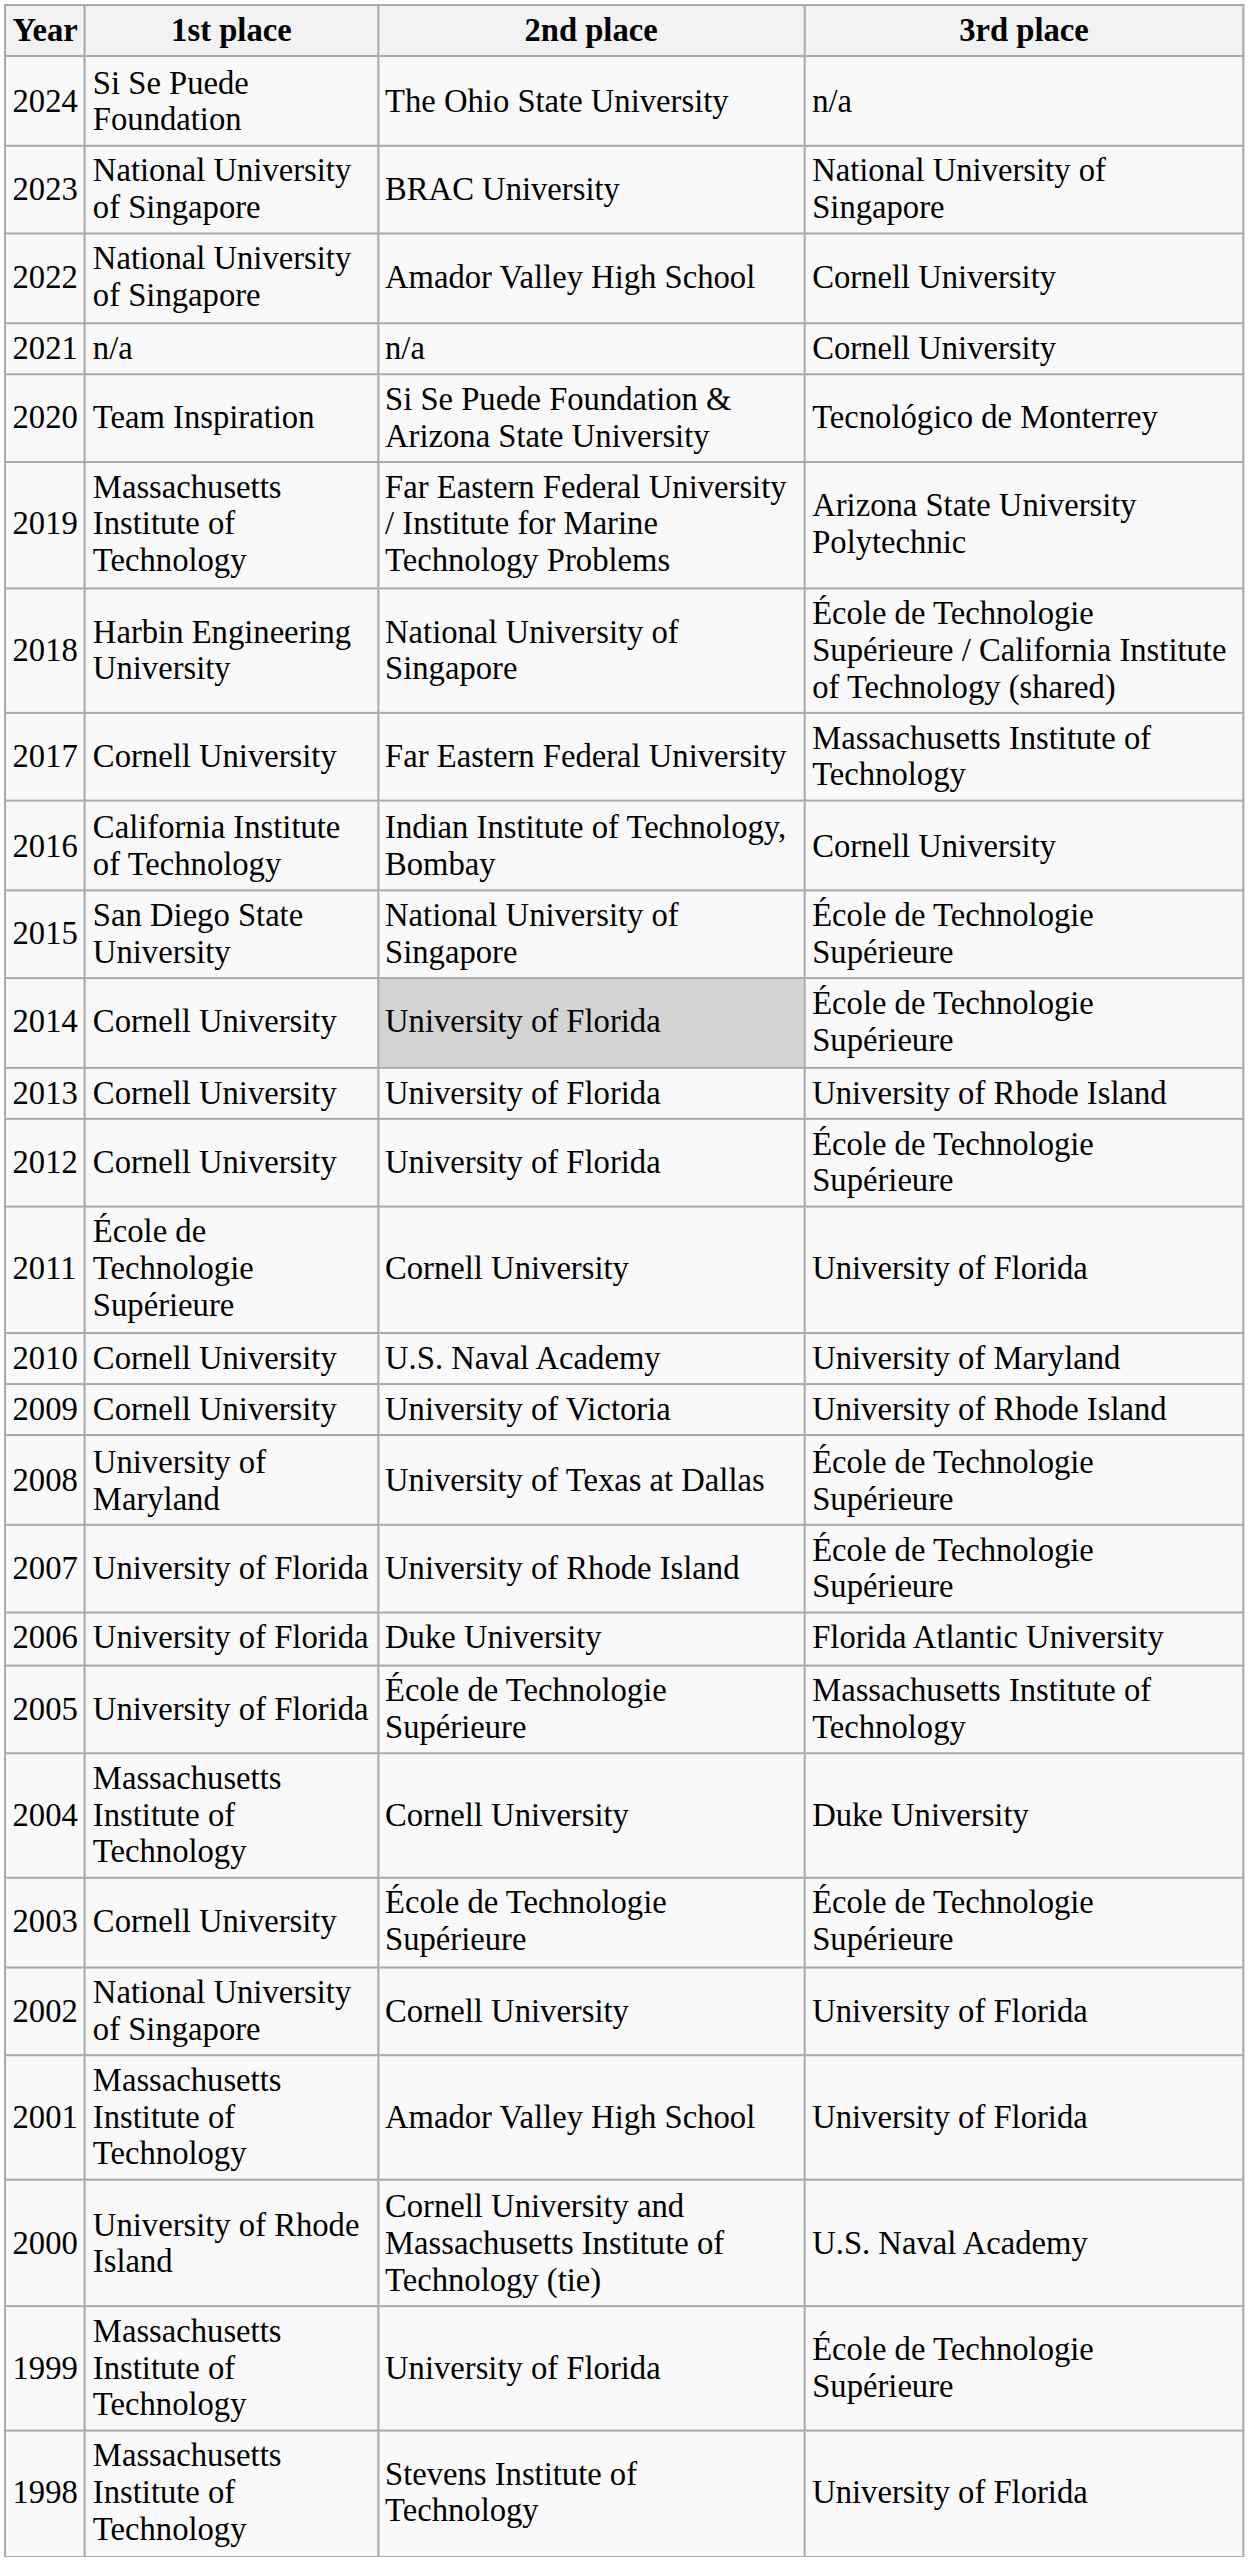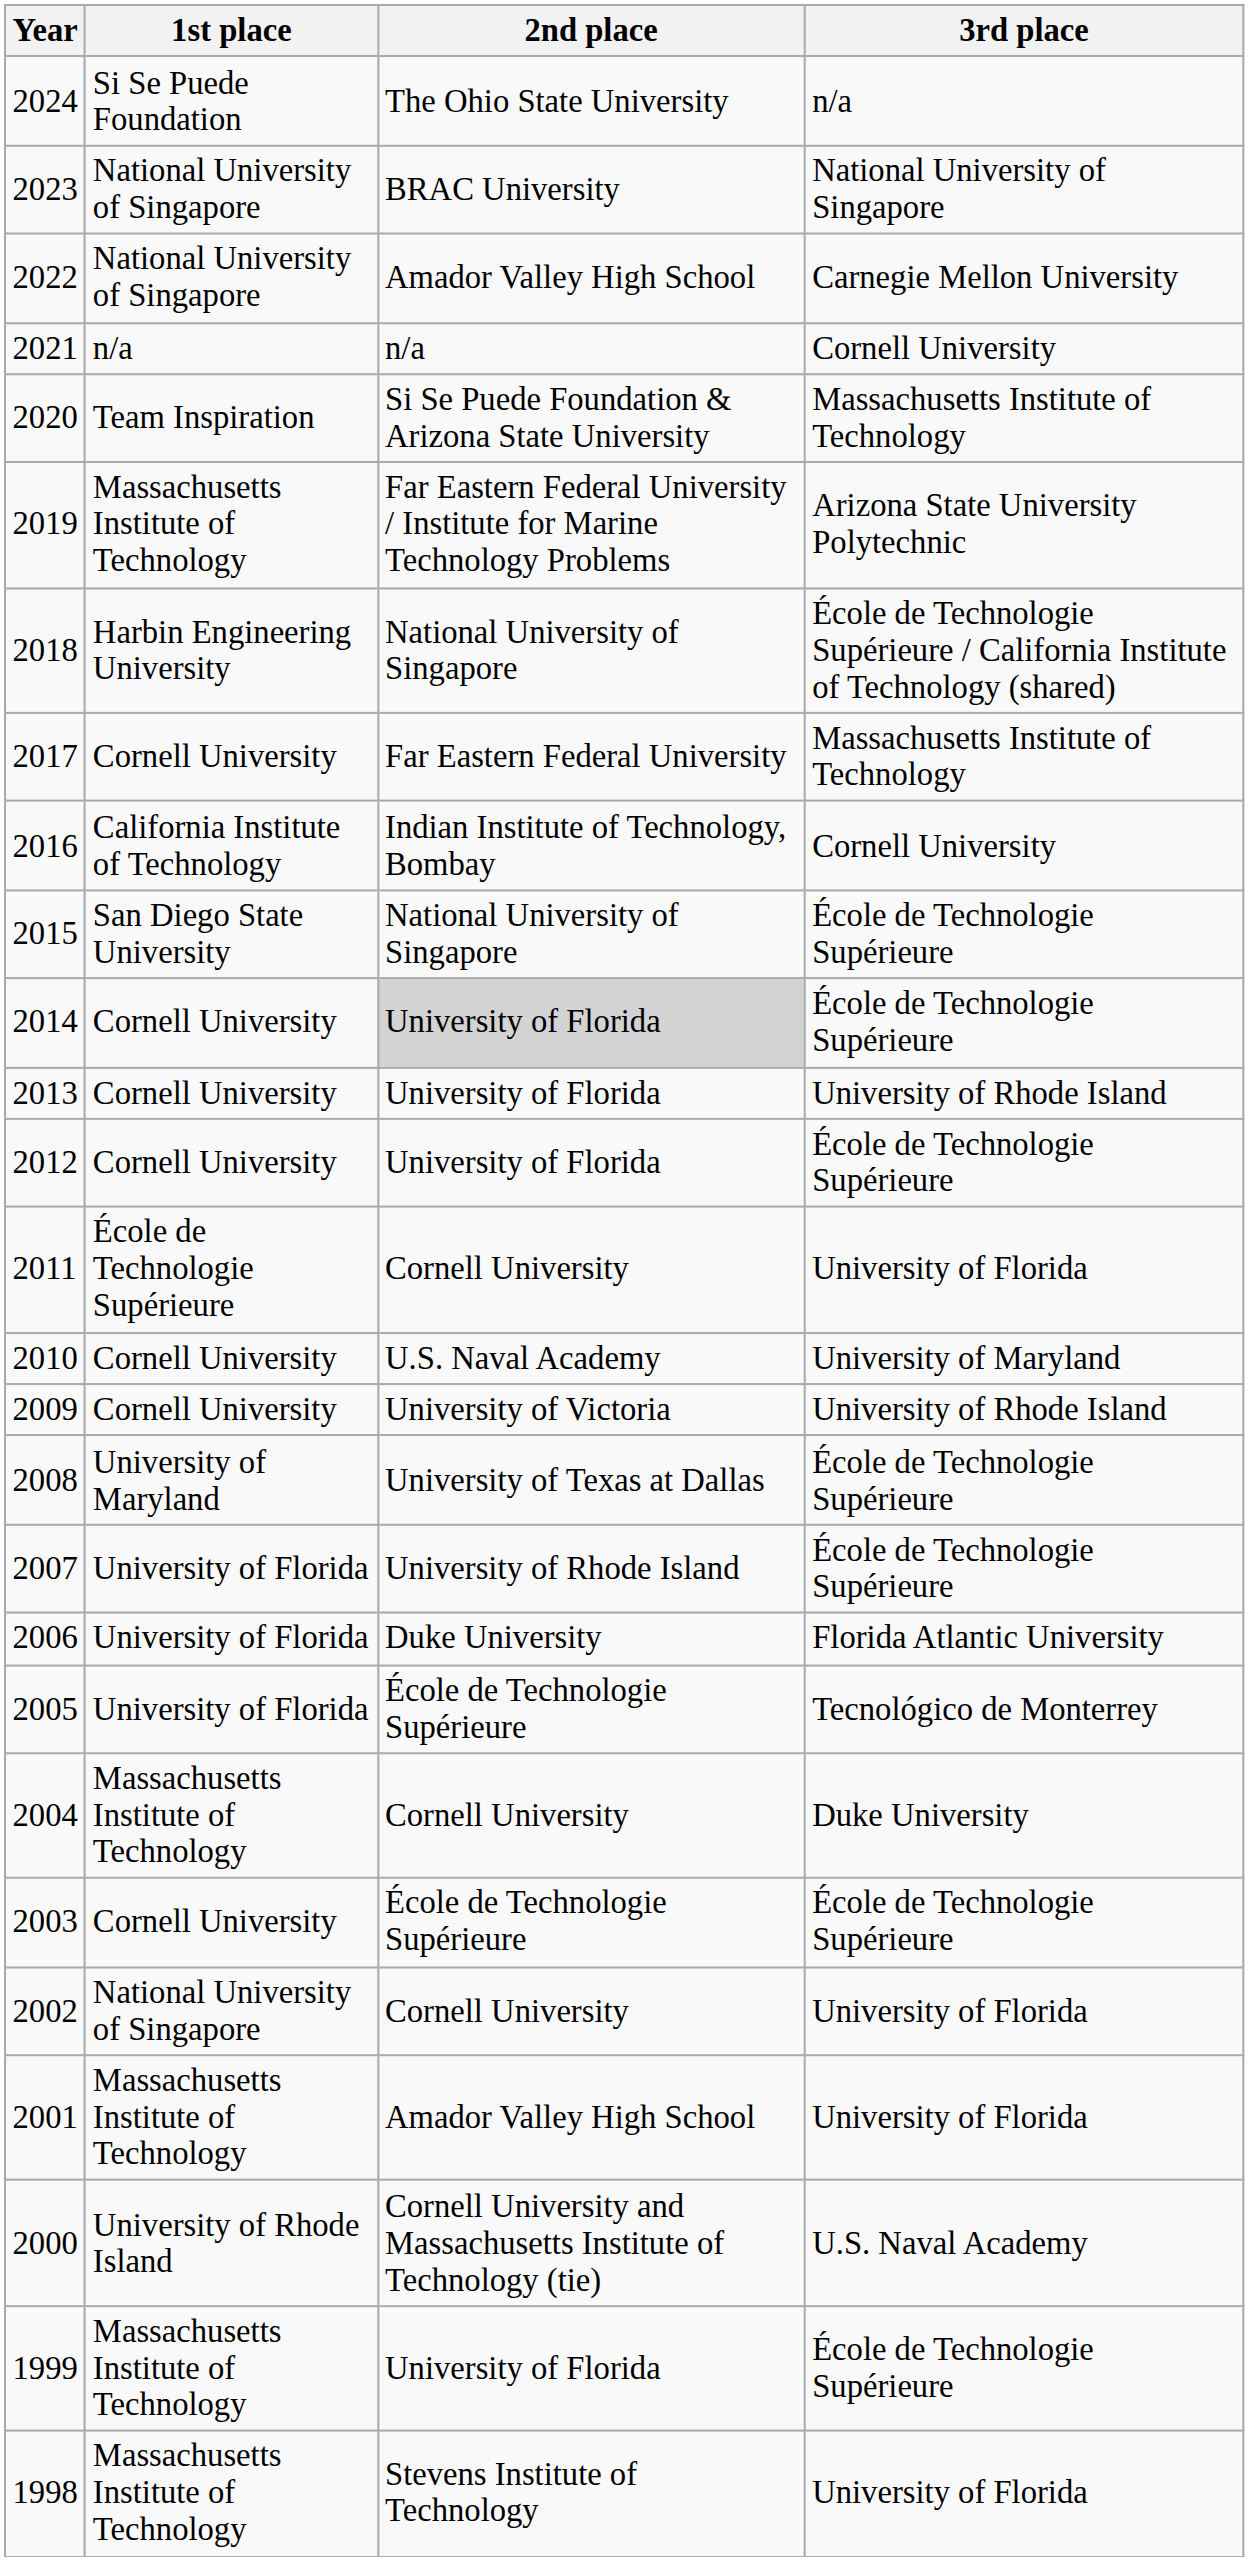(934, 277) Cornell University -> (995, 277) Carnegie Mellon University
(985, 417) Tecnológico de Monterrey -> (982, 417) Massachusetts Institute of Technology
(982, 1708) Massachusetts Institute of Technology -> (985, 1708) Tecnológico de Monterrey
